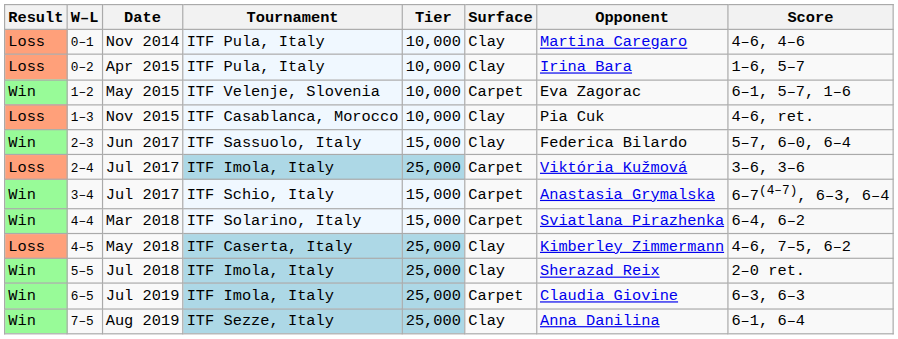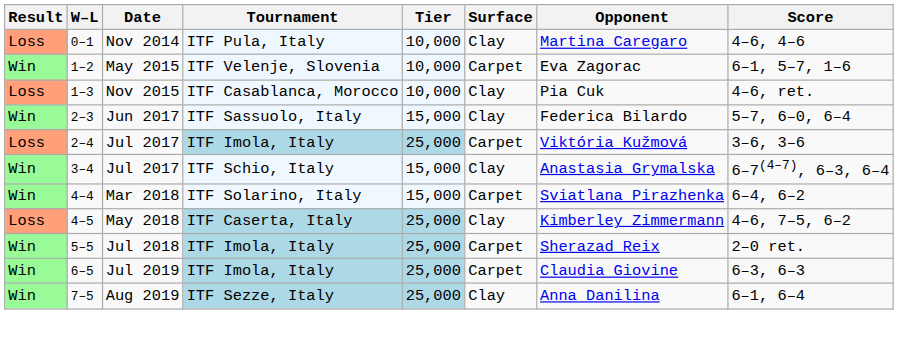- row: (82, 68)
(496, 194) Carpet -> (487, 169) Clay
(487, 271) Clay -> (496, 246) Carpet
